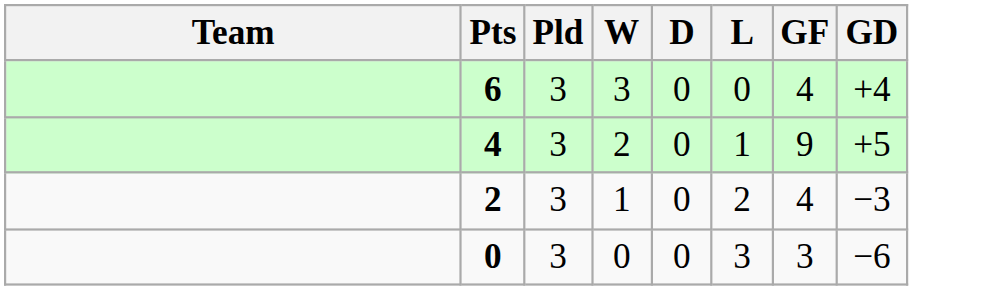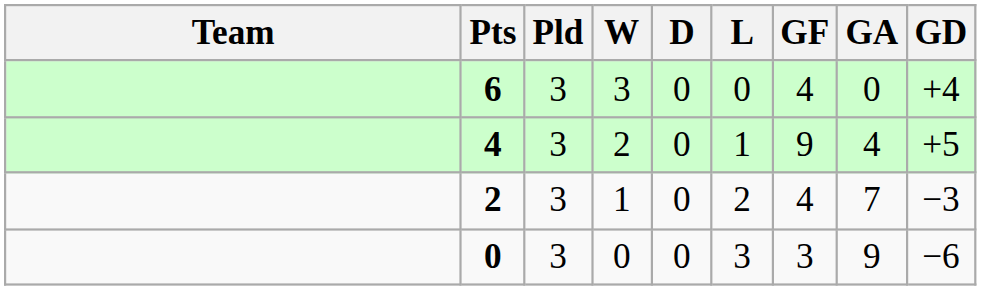+ column: (872, 32)
